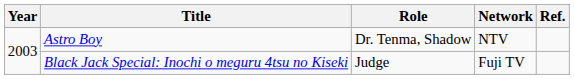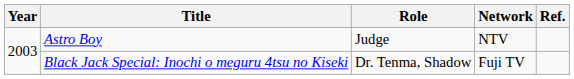(413, 39) Dr. Tenma, Shadow -> (372, 39) Judge
(372, 62) Judge -> (413, 62) Dr. Tenma, Shadow
